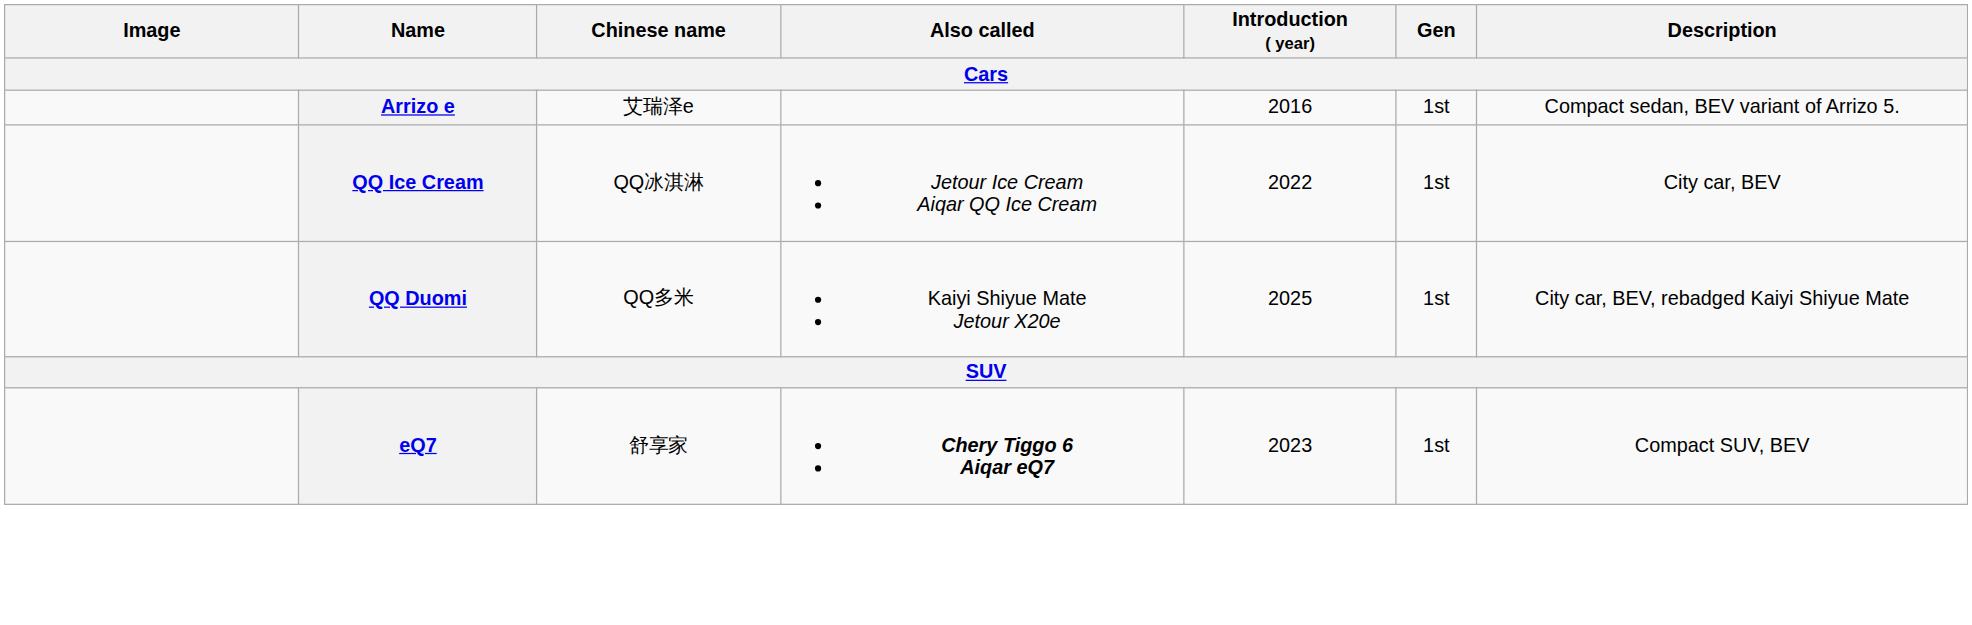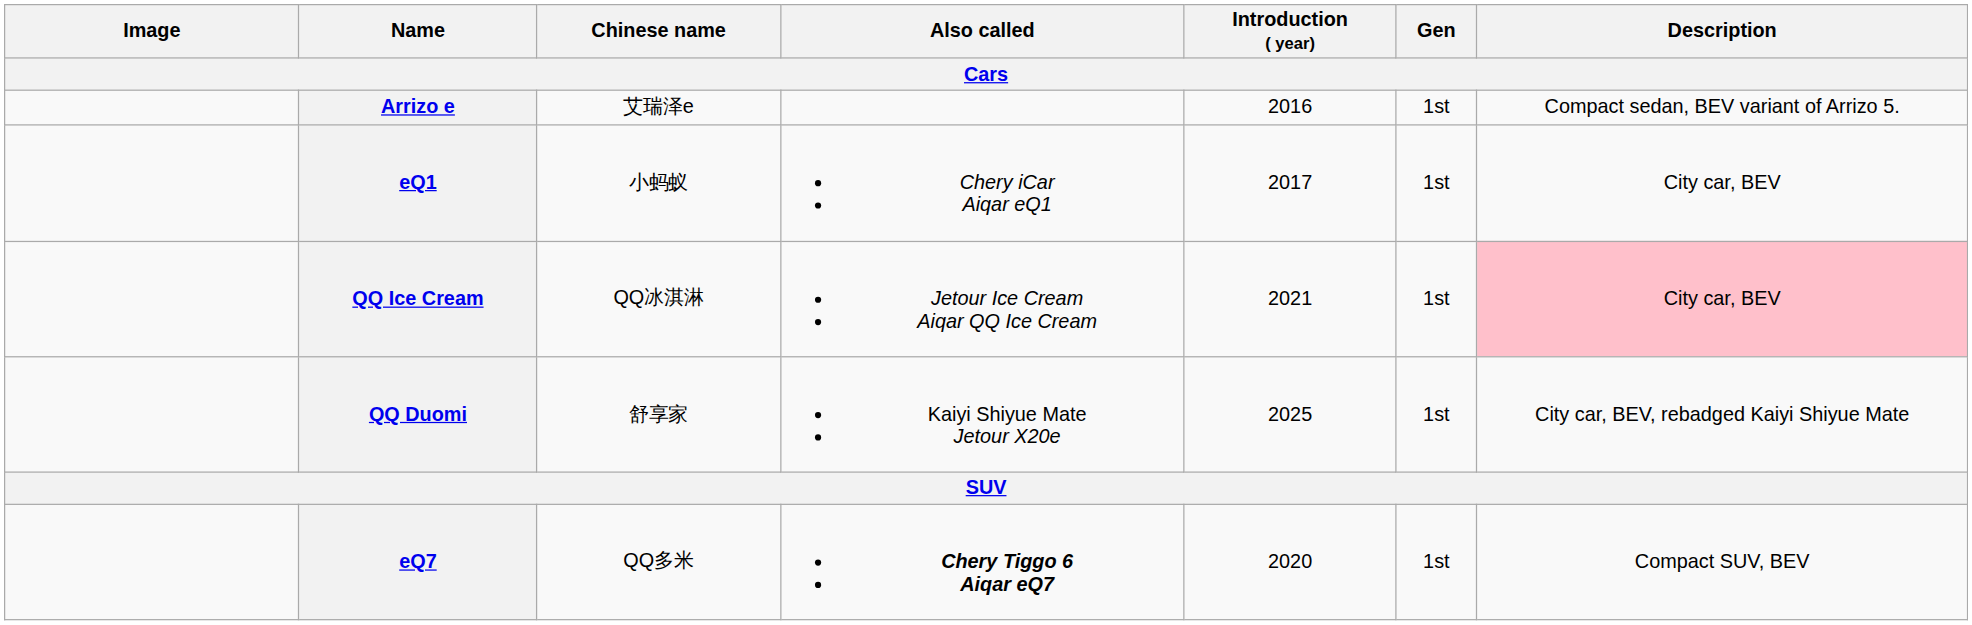+ row: (418, 182)
(1290, 182) 2022 -> (1290, 298) 2021
(1722, 182) no background -> (1722, 298) pink background
(659, 297) QQ多米 -> (659, 413) 舒享家
(659, 445) 舒享家 -> (659, 561) QQ多米
(1290, 445) 2023 -> (1290, 561) 2020
